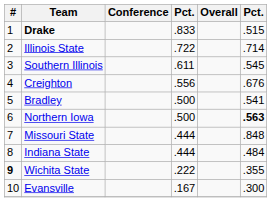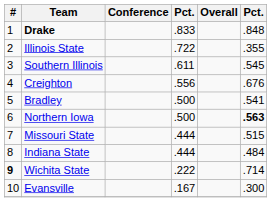(254, 30) .515 -> (254, 30) .848
(254, 48) .714 -> (254, 48) .355
(254, 135) .848 -> (254, 135) .515
(254, 170) .355 -> (254, 170) .714
